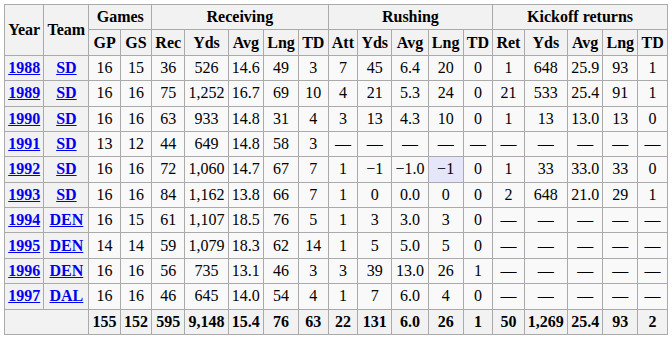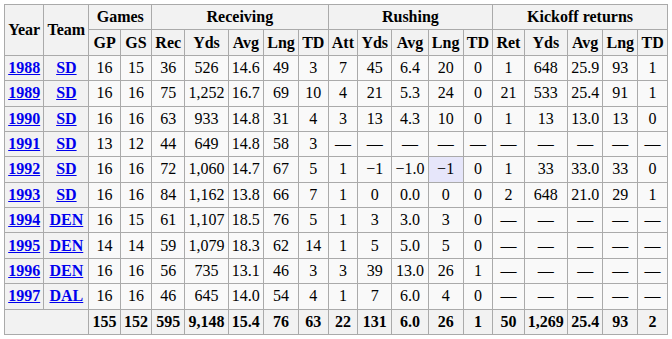(313, 169) 7 -> (313, 169) 5
